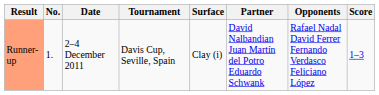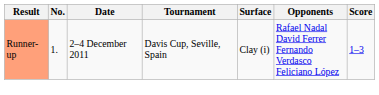- column: (257, 12)
